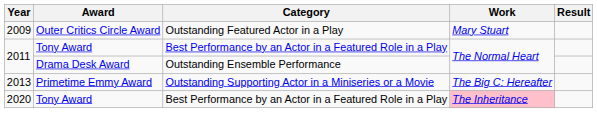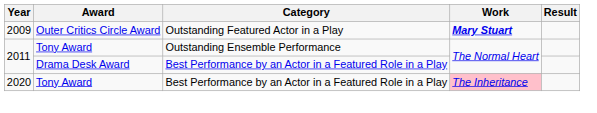(480, 30) normal -> (482, 30) bold
(306, 47) Best Performance by an Actor in a Featured Role in a Play -> (253, 47) Outstanding Ensemble Performance
(253, 64) Outstanding Ensemble Performance -> (306, 64) Best Performance by an Actor in a Featured Role in a Play
- row: (19, 82)
